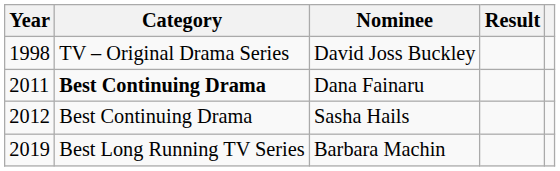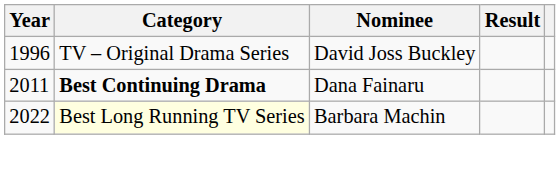(30, 52) 1998 -> (30, 52) 1996
- row: (362, 117)
(30, 149) 2019 -> (30, 117) 2022
(182, 149) no background -> (182, 117) lightyellow background
